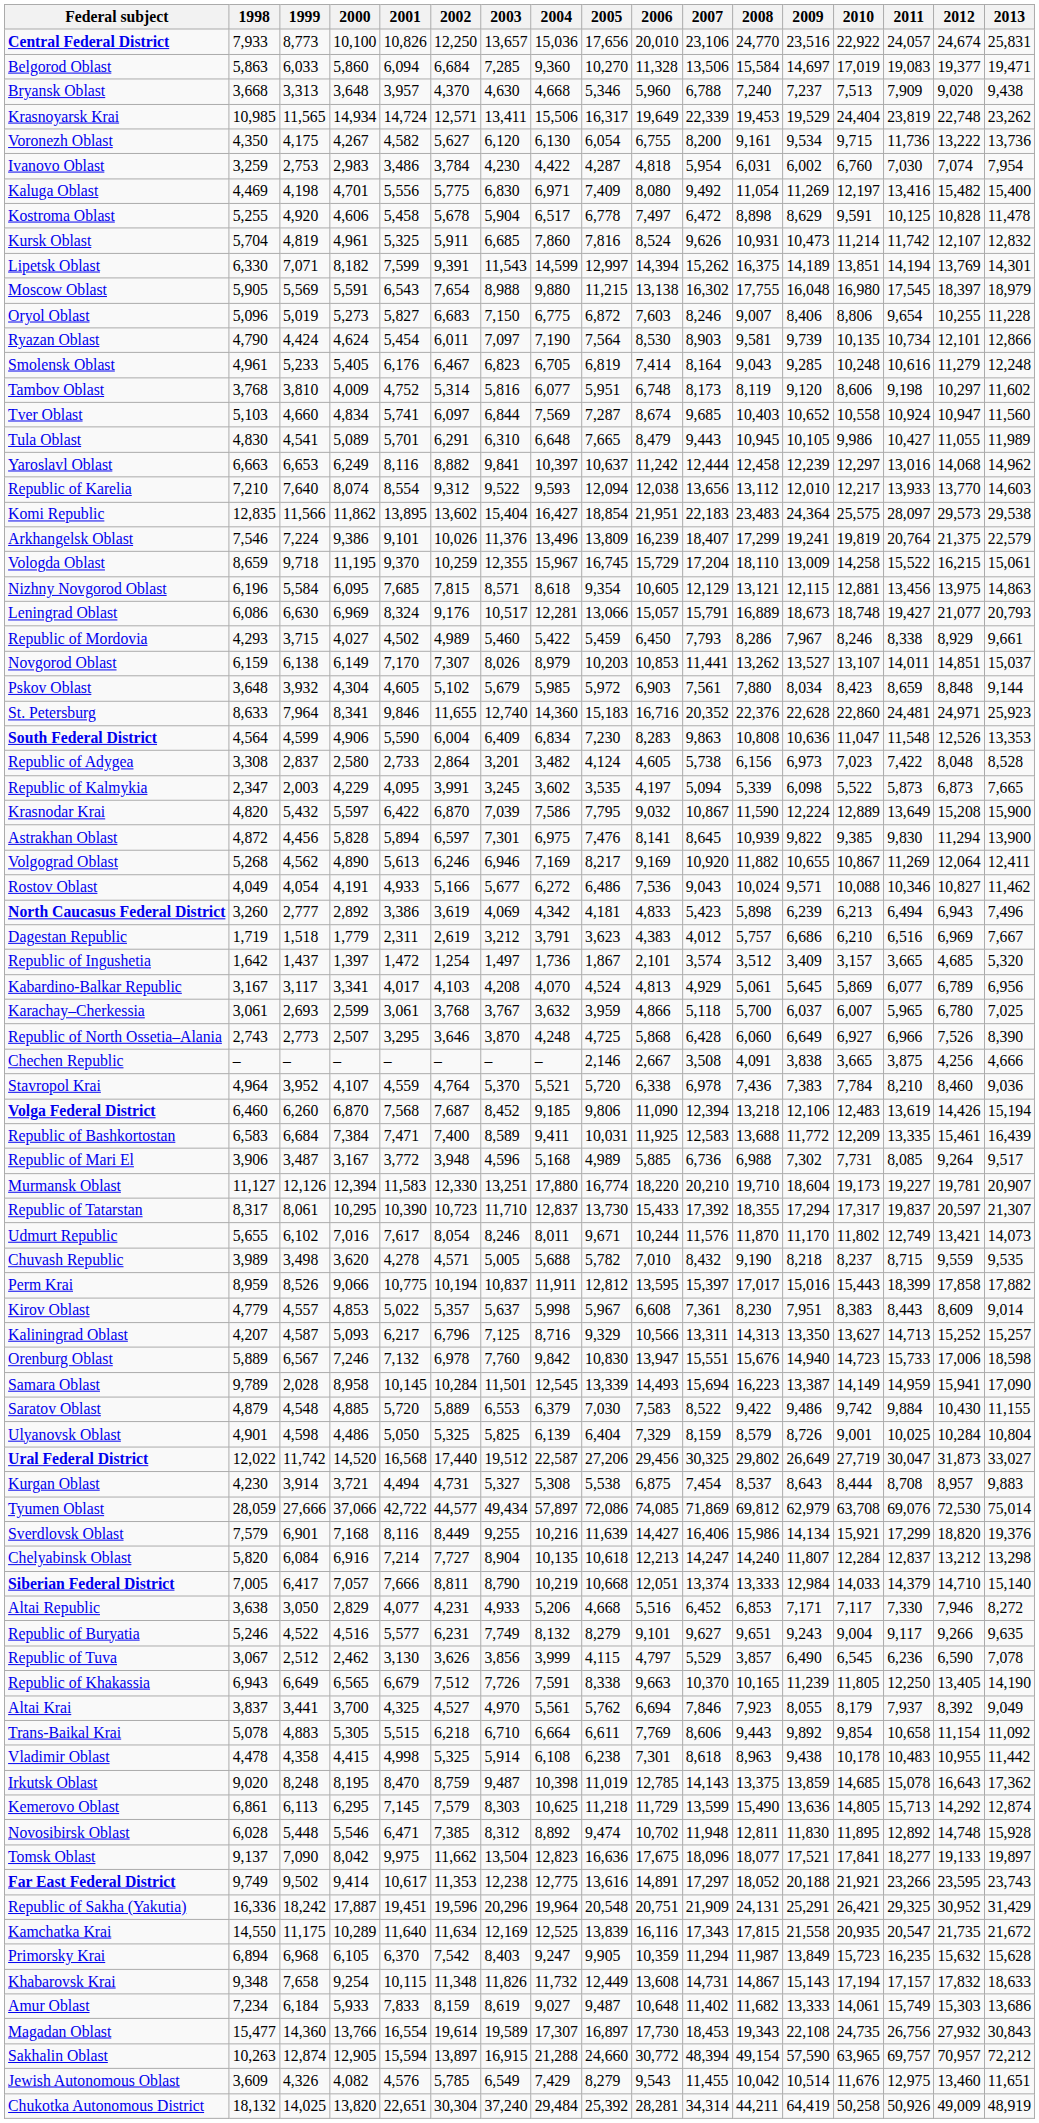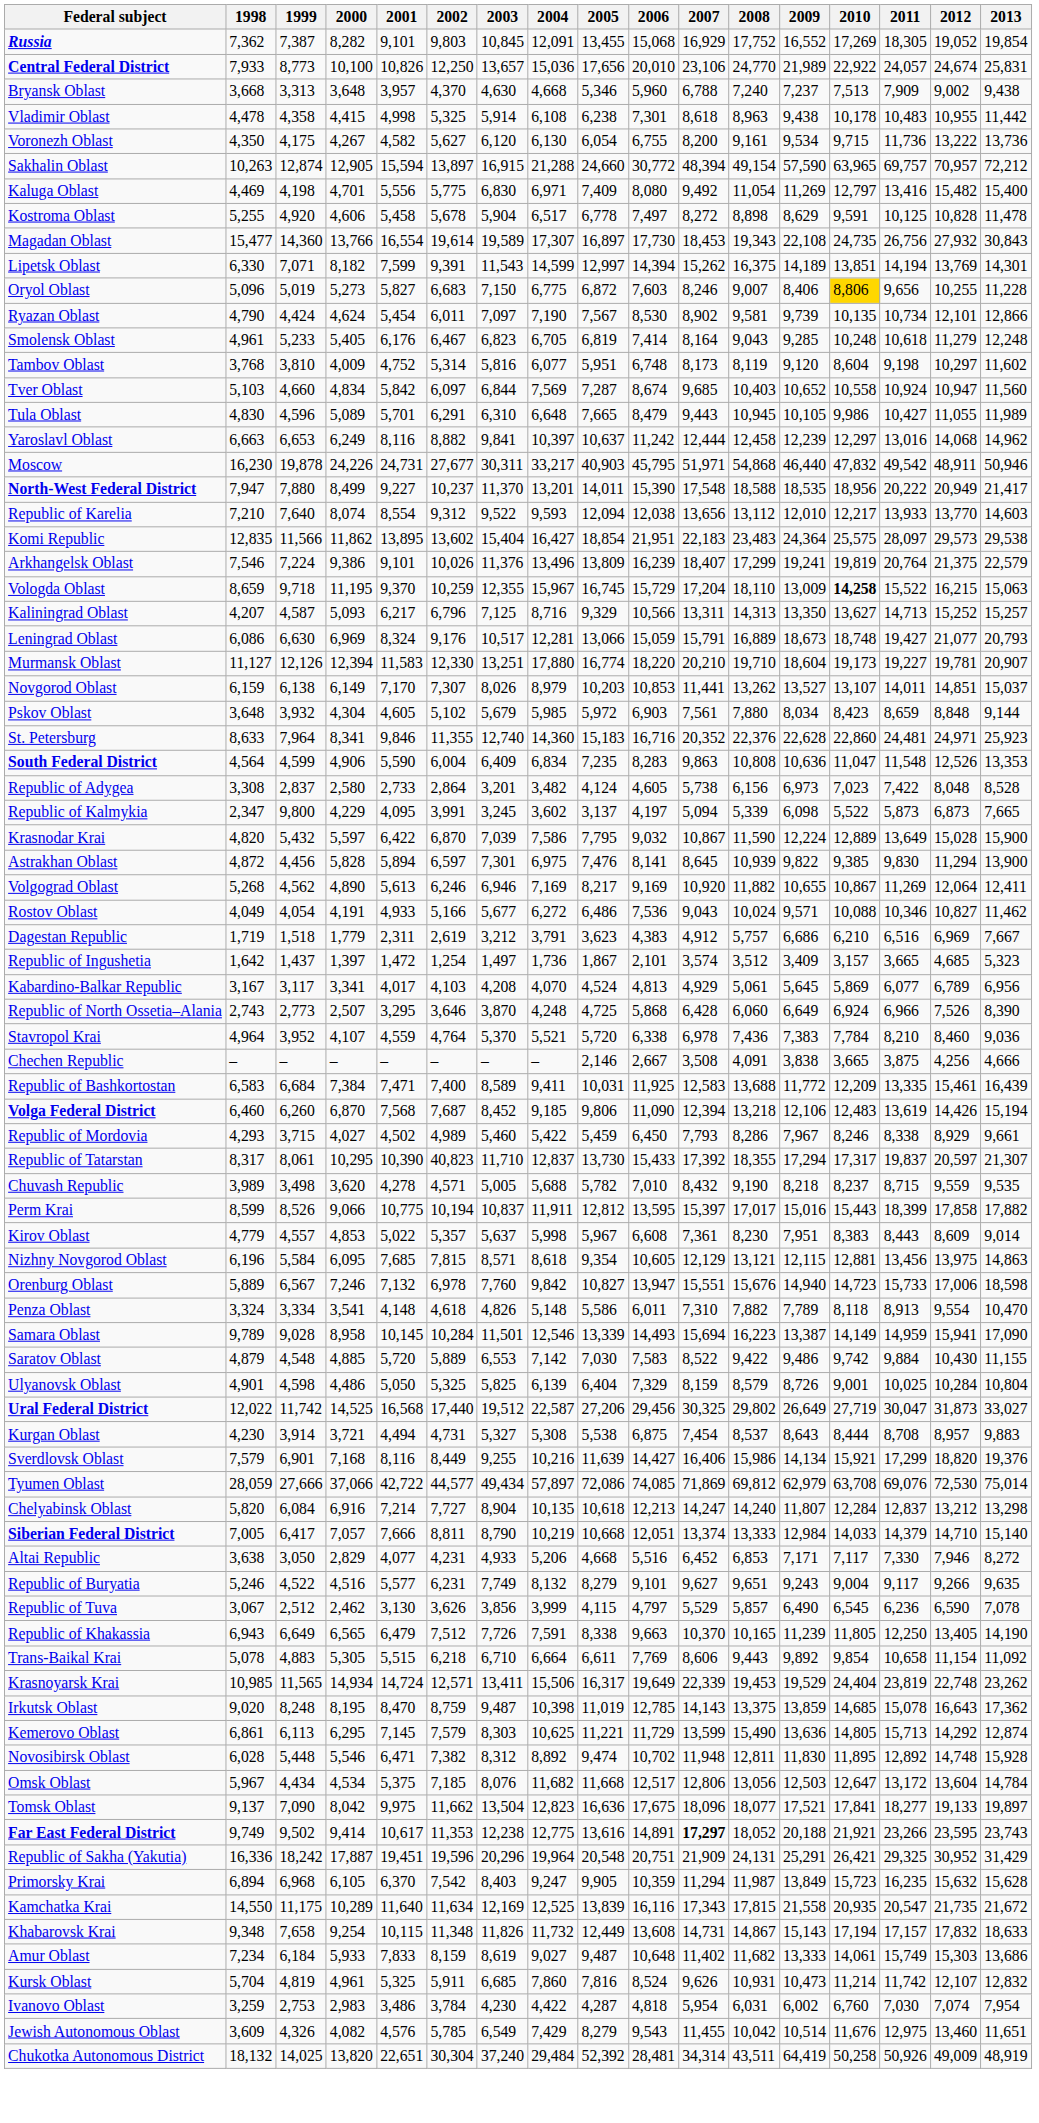+ row: (30, 41)
(808, 41) 23,516 -> (805, 66) 21,989
- row: (60, 66)
(955, 91) 9,020 -> (952, 91) 9,002
rows swapped: (59, 1757) <-> (64, 116)
rows swapped: (56, 166) <-> (58, 2056)
(858, 191) 12,197 -> (855, 191) 12,797
(703, 215) 6,472 -> (700, 215) 8,272
rows swapped: (50, 240) <-> (60, 2031)
- row: (58, 290)
(854, 315) no background -> (851, 290) gold background
(905, 315) 9,654 -> (901, 290) 9,656
(603, 340) 7,564 -> (599, 315) 7,567
(703, 340) 8,903 -> (700, 315) 8,902
(909, 365) 10,616 -> (905, 340) 10,618
(854, 389) 8,606 -> (851, 365) 8,604
(401, 414) 5,741 -> (398, 389) 5,842
(301, 439) 4,541 -> (297, 414) 4,596
+ row: (35, 464)
+ row: (102, 489)
(858, 564) normal -> (855, 588) bold
(1009, 564) 15,061 -> (1006, 588) 15,063
rows swapped: (68, 1334) <-> (87, 588)
(657, 613) 15,057 -> (653, 638) 15,059
rows swapped: (65, 1185) <-> (78, 638)
(455, 713) 11,655 -> (452, 738) 11,355
(603, 738) 7,230 -> (599, 762) 7,235
(301, 787) 2,003 -> (297, 812) 9,800
(603, 787) 3,535 -> (599, 812) 3,137
(959, 812) 15,208 -> (956, 837) 15,028
- row: (117, 912)
(703, 937) 4,012 -> (700, 937) 4,912
(1005, 961) 5,320 -> (1002, 961) 5,323
- row: (76, 1011)
(854, 1036) 6,927 -> (851, 1011) 6,924
rows swapped: (66, 1061) <-> (54, 1086)
rows swapped: (82, 1111) <-> (92, 1135)
- row: (71, 1160)
(456, 1210) 10,723 -> (452, 1160) 40,823
- row: (63, 1235)
(250, 1285) 8,959 -> (247, 1210) 8,599
(607, 1359) 10,830 -> (603, 1285) 10,827
+ row: (49, 1310)
(301, 1384) 2,028 -> (297, 1334) 9,028
(556, 1384) 12,545 -> (553, 1334) 12,546
(552, 1409) 6,379 -> (549, 1359) 7,142
(355, 1459) 14,520 -> (351, 1409) 14,525
rows swapped: (66, 1533) <-> (56, 1508)
(754, 1658) 3,857 -> (750, 1608) 5,857
(401, 1683) 6,679 -> (398, 1633) 6,479
- row: (40, 1707)
(606, 1807) 11,218 -> (603, 1732) 11,221
(452, 1832) 7,385 -> (448, 1757) 7,382
+ row: (49, 1782)
(707, 1881) normal -> (704, 1832) bold
rows swapped: (60, 1931) <-> (57, 1956)
(607, 2105) 25,392 -> (603, 2056) 52,392
(657, 2105) 28,281 -> (653, 2056) 28,481
(757, 2105) 44,211 -> (754, 2056) 43,511
